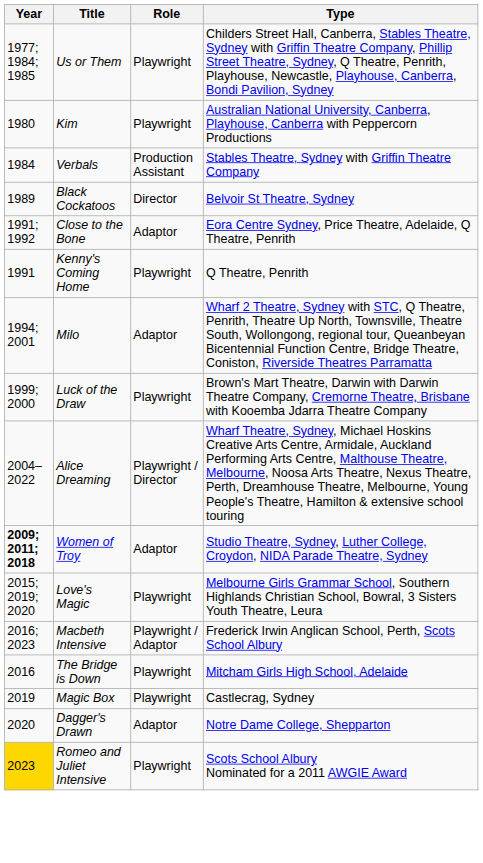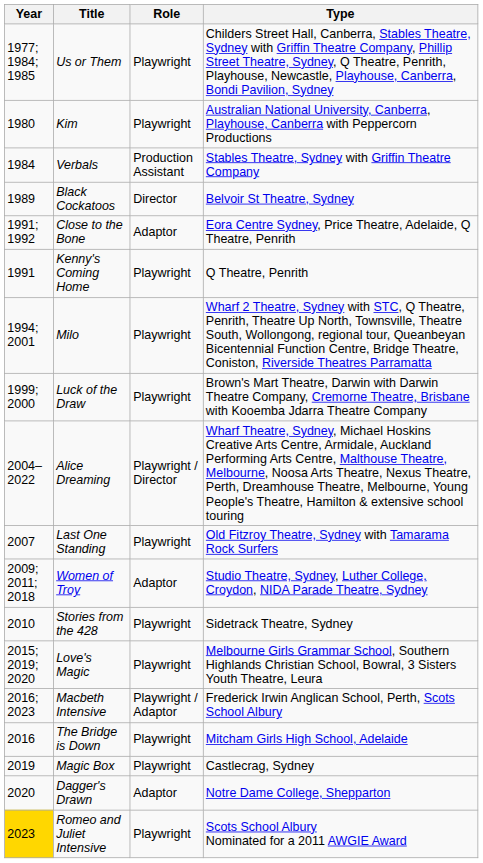(155, 335) Adaptor -> (162, 335) Playwright
+ row: (81, 542)
(23, 549) bold -> (23, 583) normal
+ row: (90, 623)
